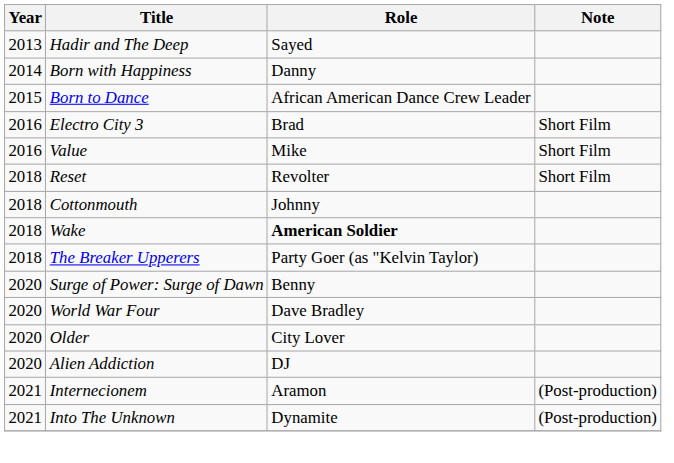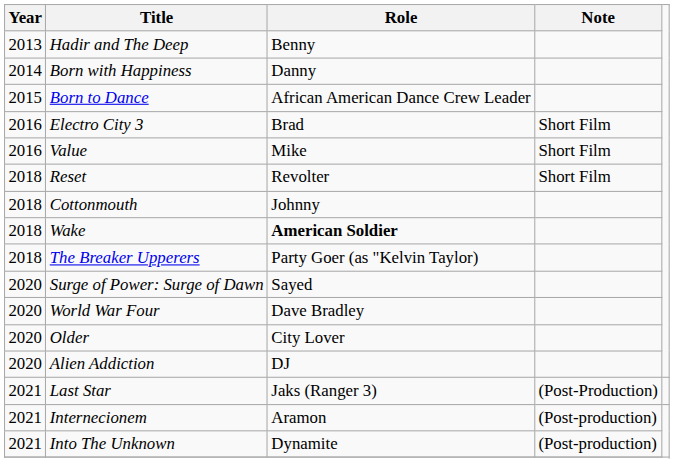(292, 44) Sayed -> (293, 44) Benny
(293, 284) Benny -> (292, 284) Sayed
+ row: (80, 390)
